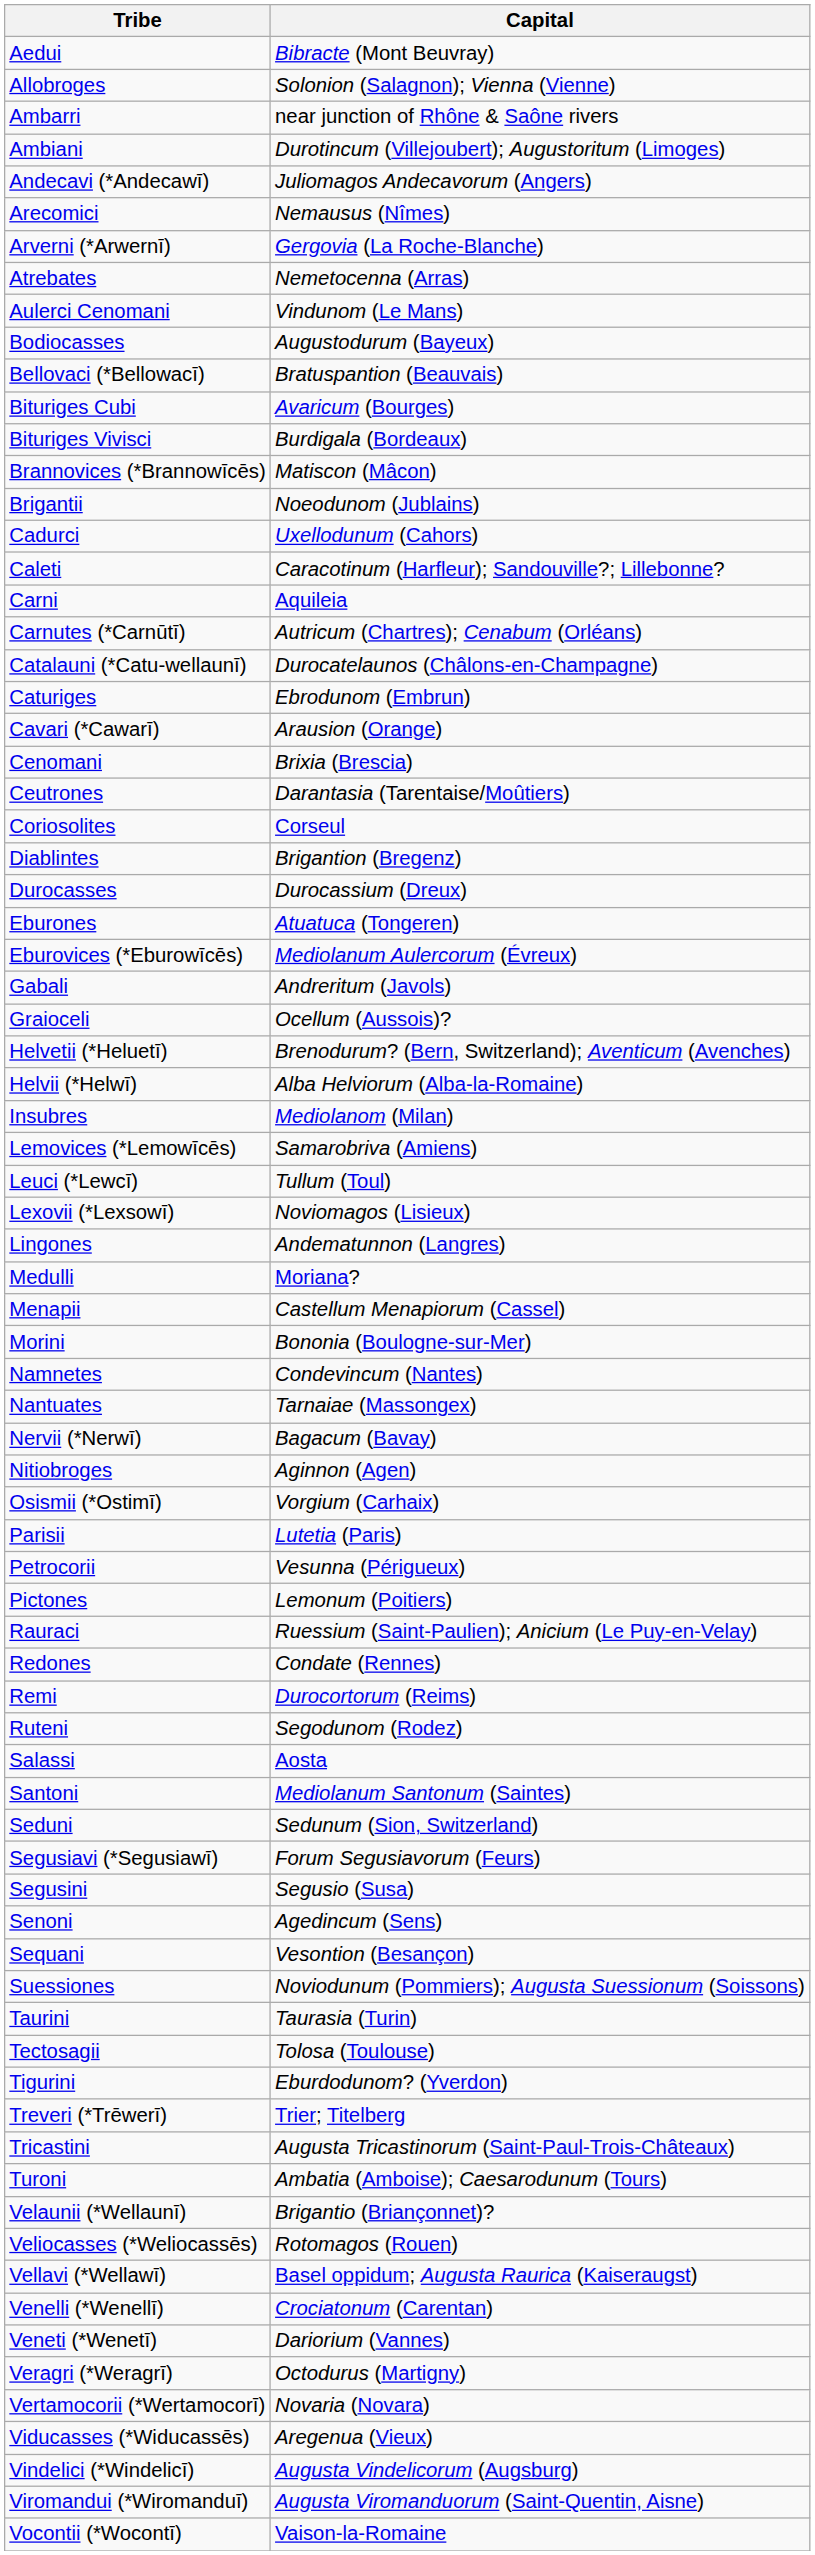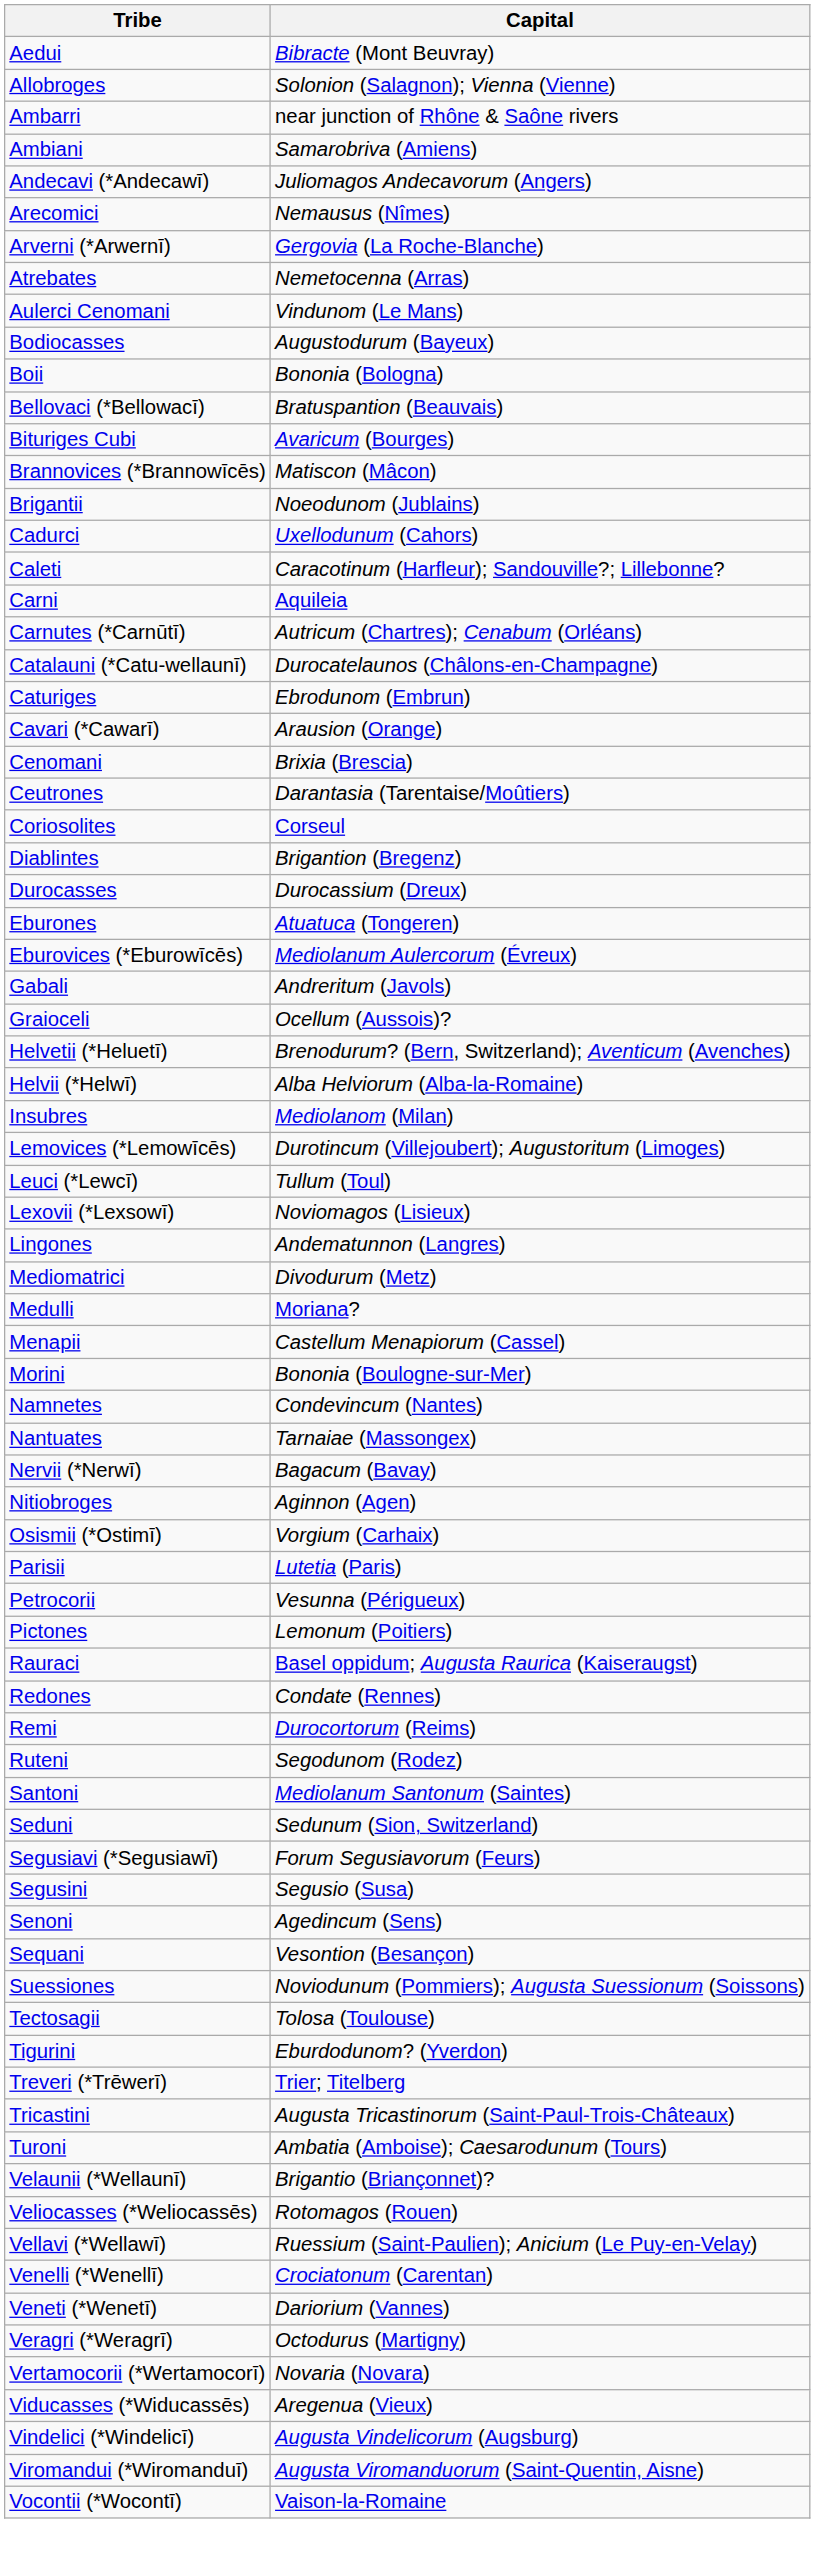(500, 149) Durotincum (Villejoubert); Augustoritum (Limoges) -> (376, 149) Samarobriva (Amiens)
+ row: (26, 375)
- row: (80, 439)
(376, 1148) Samarobriva (Amiens) -> (500, 1148) Durotincum (Villejoubert); Augustoritum (Limoges)
+ row: (67, 1277)
(516, 1631) Ruessium (Saint-Paulien); Anicium (Le Puy-en-Velay) -> (486, 1664) Basel oppidum; Augusta Raurica (Kaiseraugst)
- row: (42, 1760)
- row: (39, 2018)
(486, 2276) Basel oppidum; Augusta Raurica (Kaiseraugst) -> (516, 2244) Ruessium (Saint-Paulien); Anicium (Le Puy-en-Velay)
